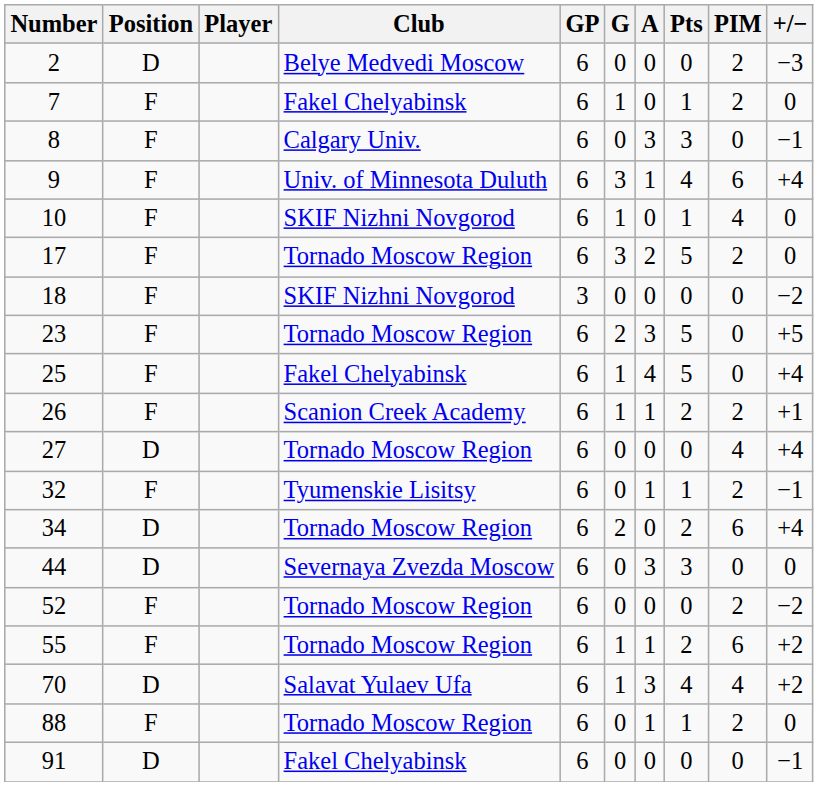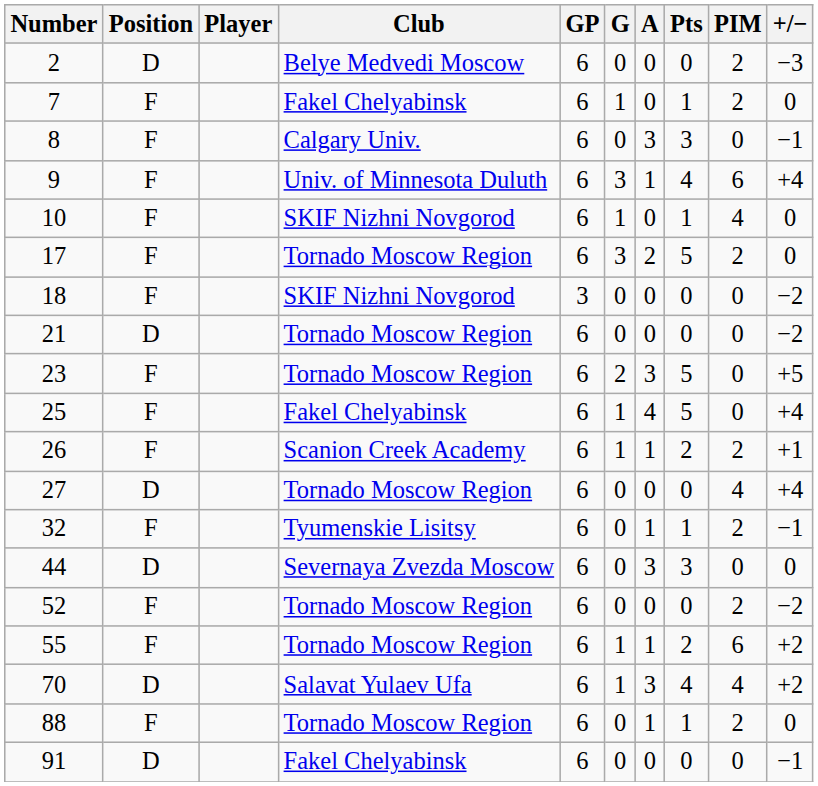+ row: (54, 334)
- row: (54, 528)
